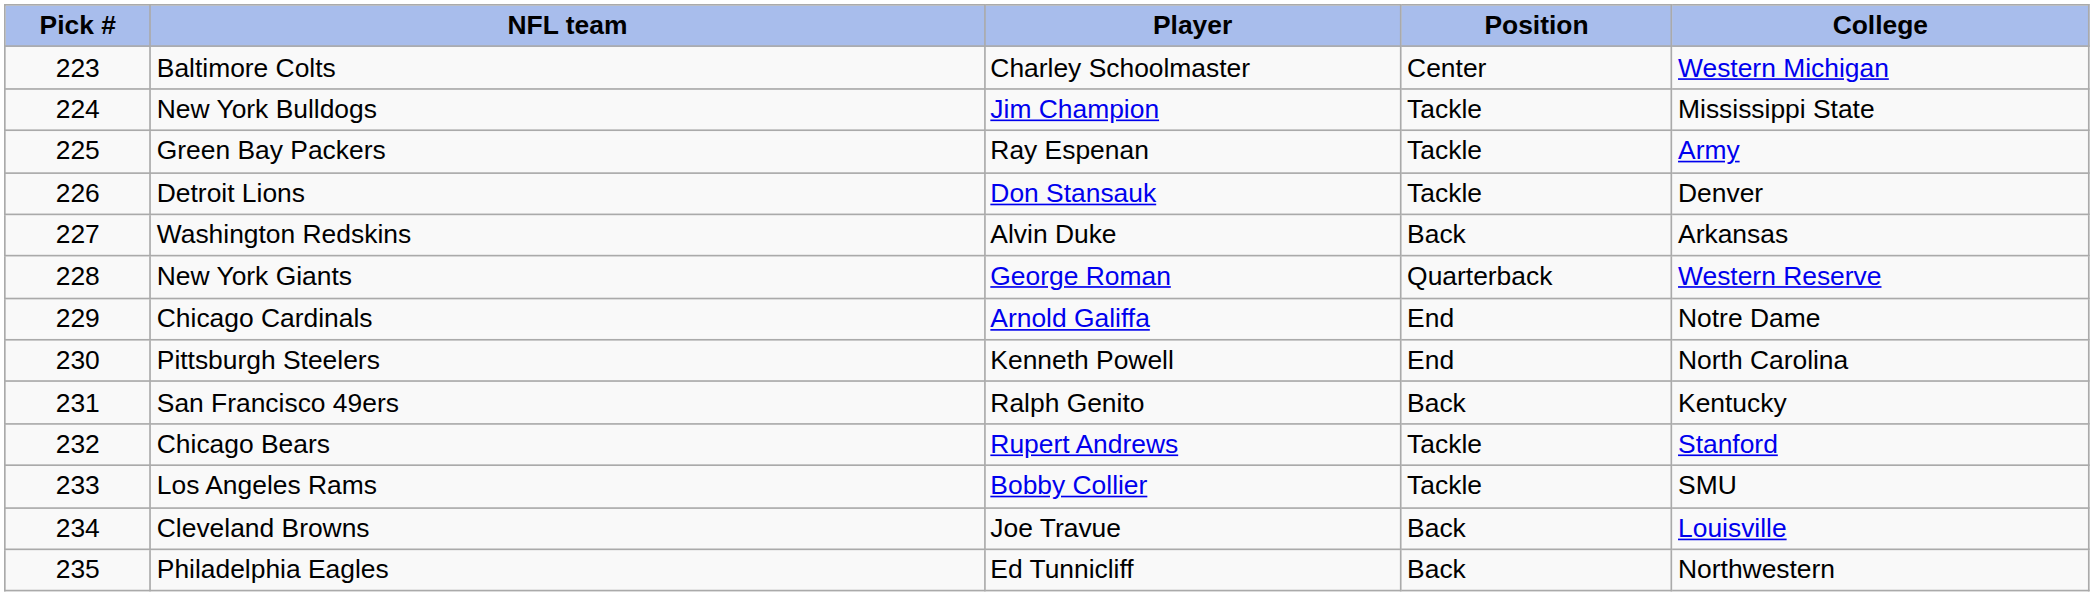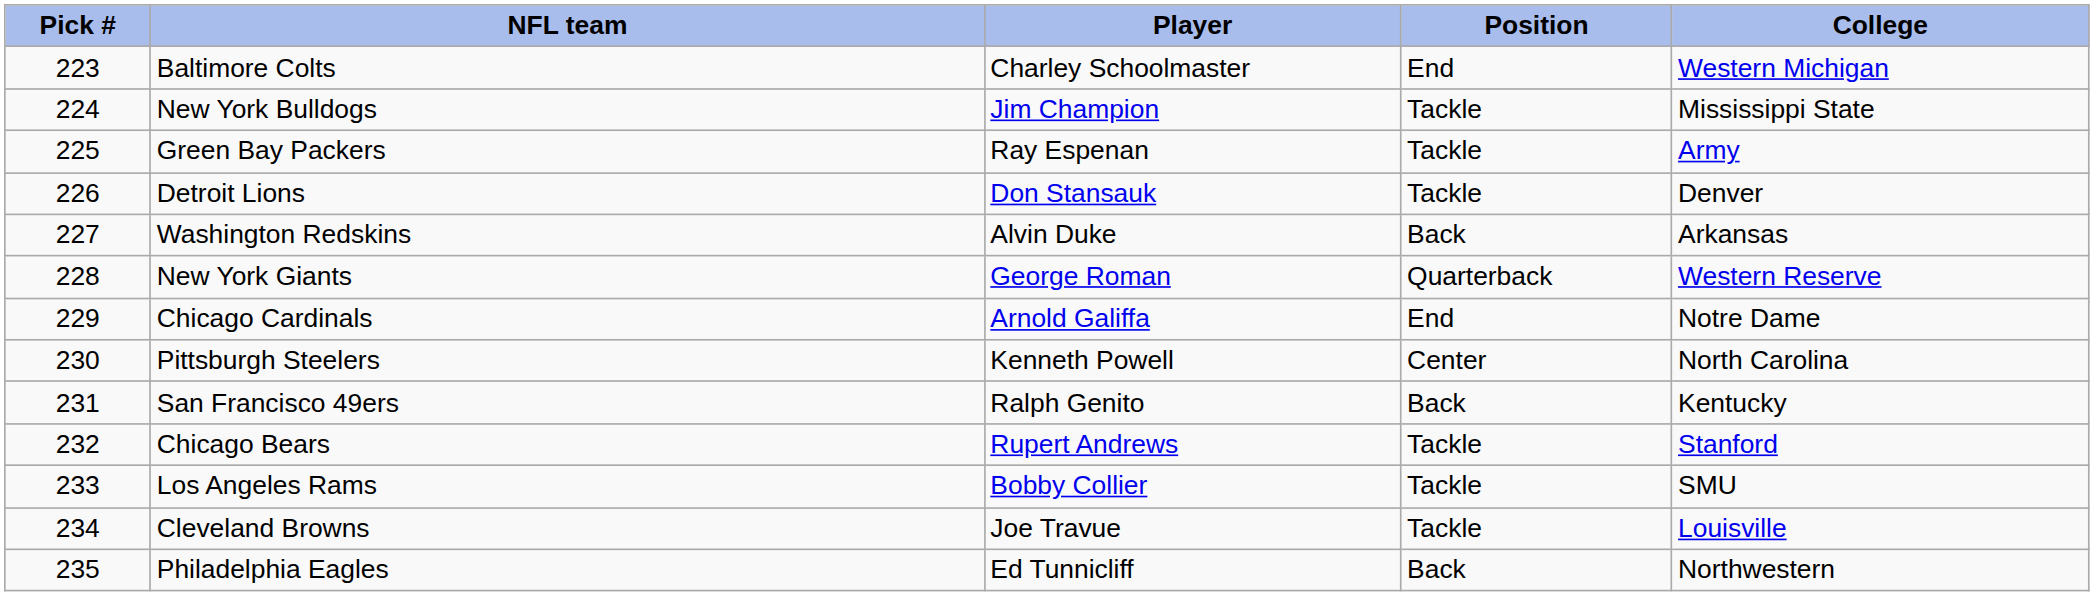(1447, 67) Center -> (1431, 67) End
(1431, 360) End -> (1447, 360) Center
(1436, 527) Back -> (1445, 527) Tackle
